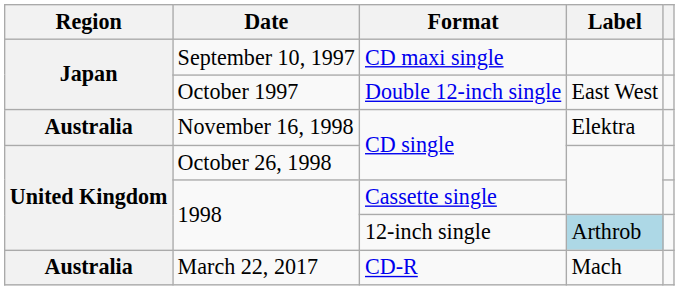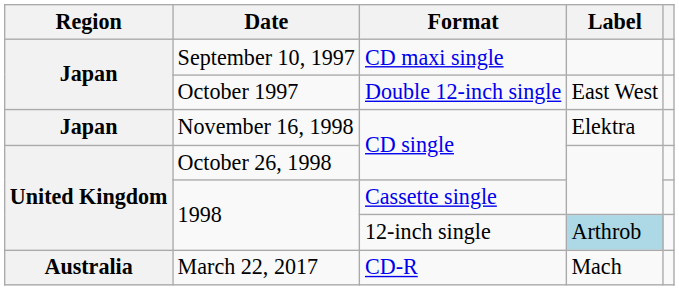(89, 127) Australia -> (89, 127) Japan
